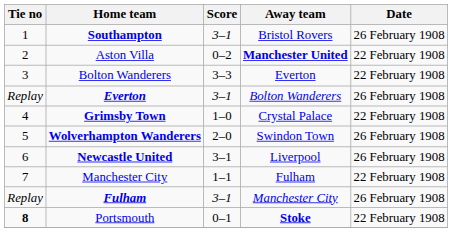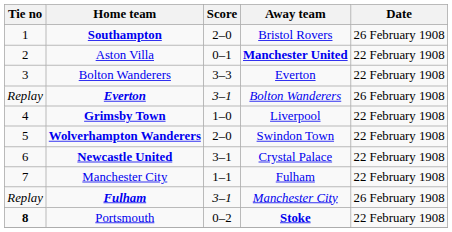(222, 34) 3–1 -> (222, 34) 2–0
(222, 55) 0–2 -> (222, 55) 0–1
(295, 116) Crystal Palace -> (295, 116) Liverpool
(399, 136) 26 February 1908 -> (399, 136) 22 February 1908
(295, 156) Liverpool -> (295, 156) Crystal Palace
(399, 156) 26 February 1908 -> (399, 156) 22 February 1908
(222, 217) 0–1 -> (222, 217) 0–2
